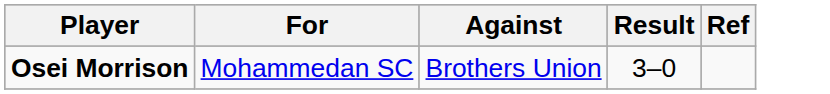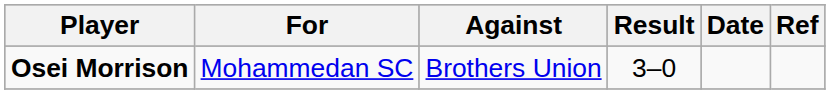+ column: (735, 25)
